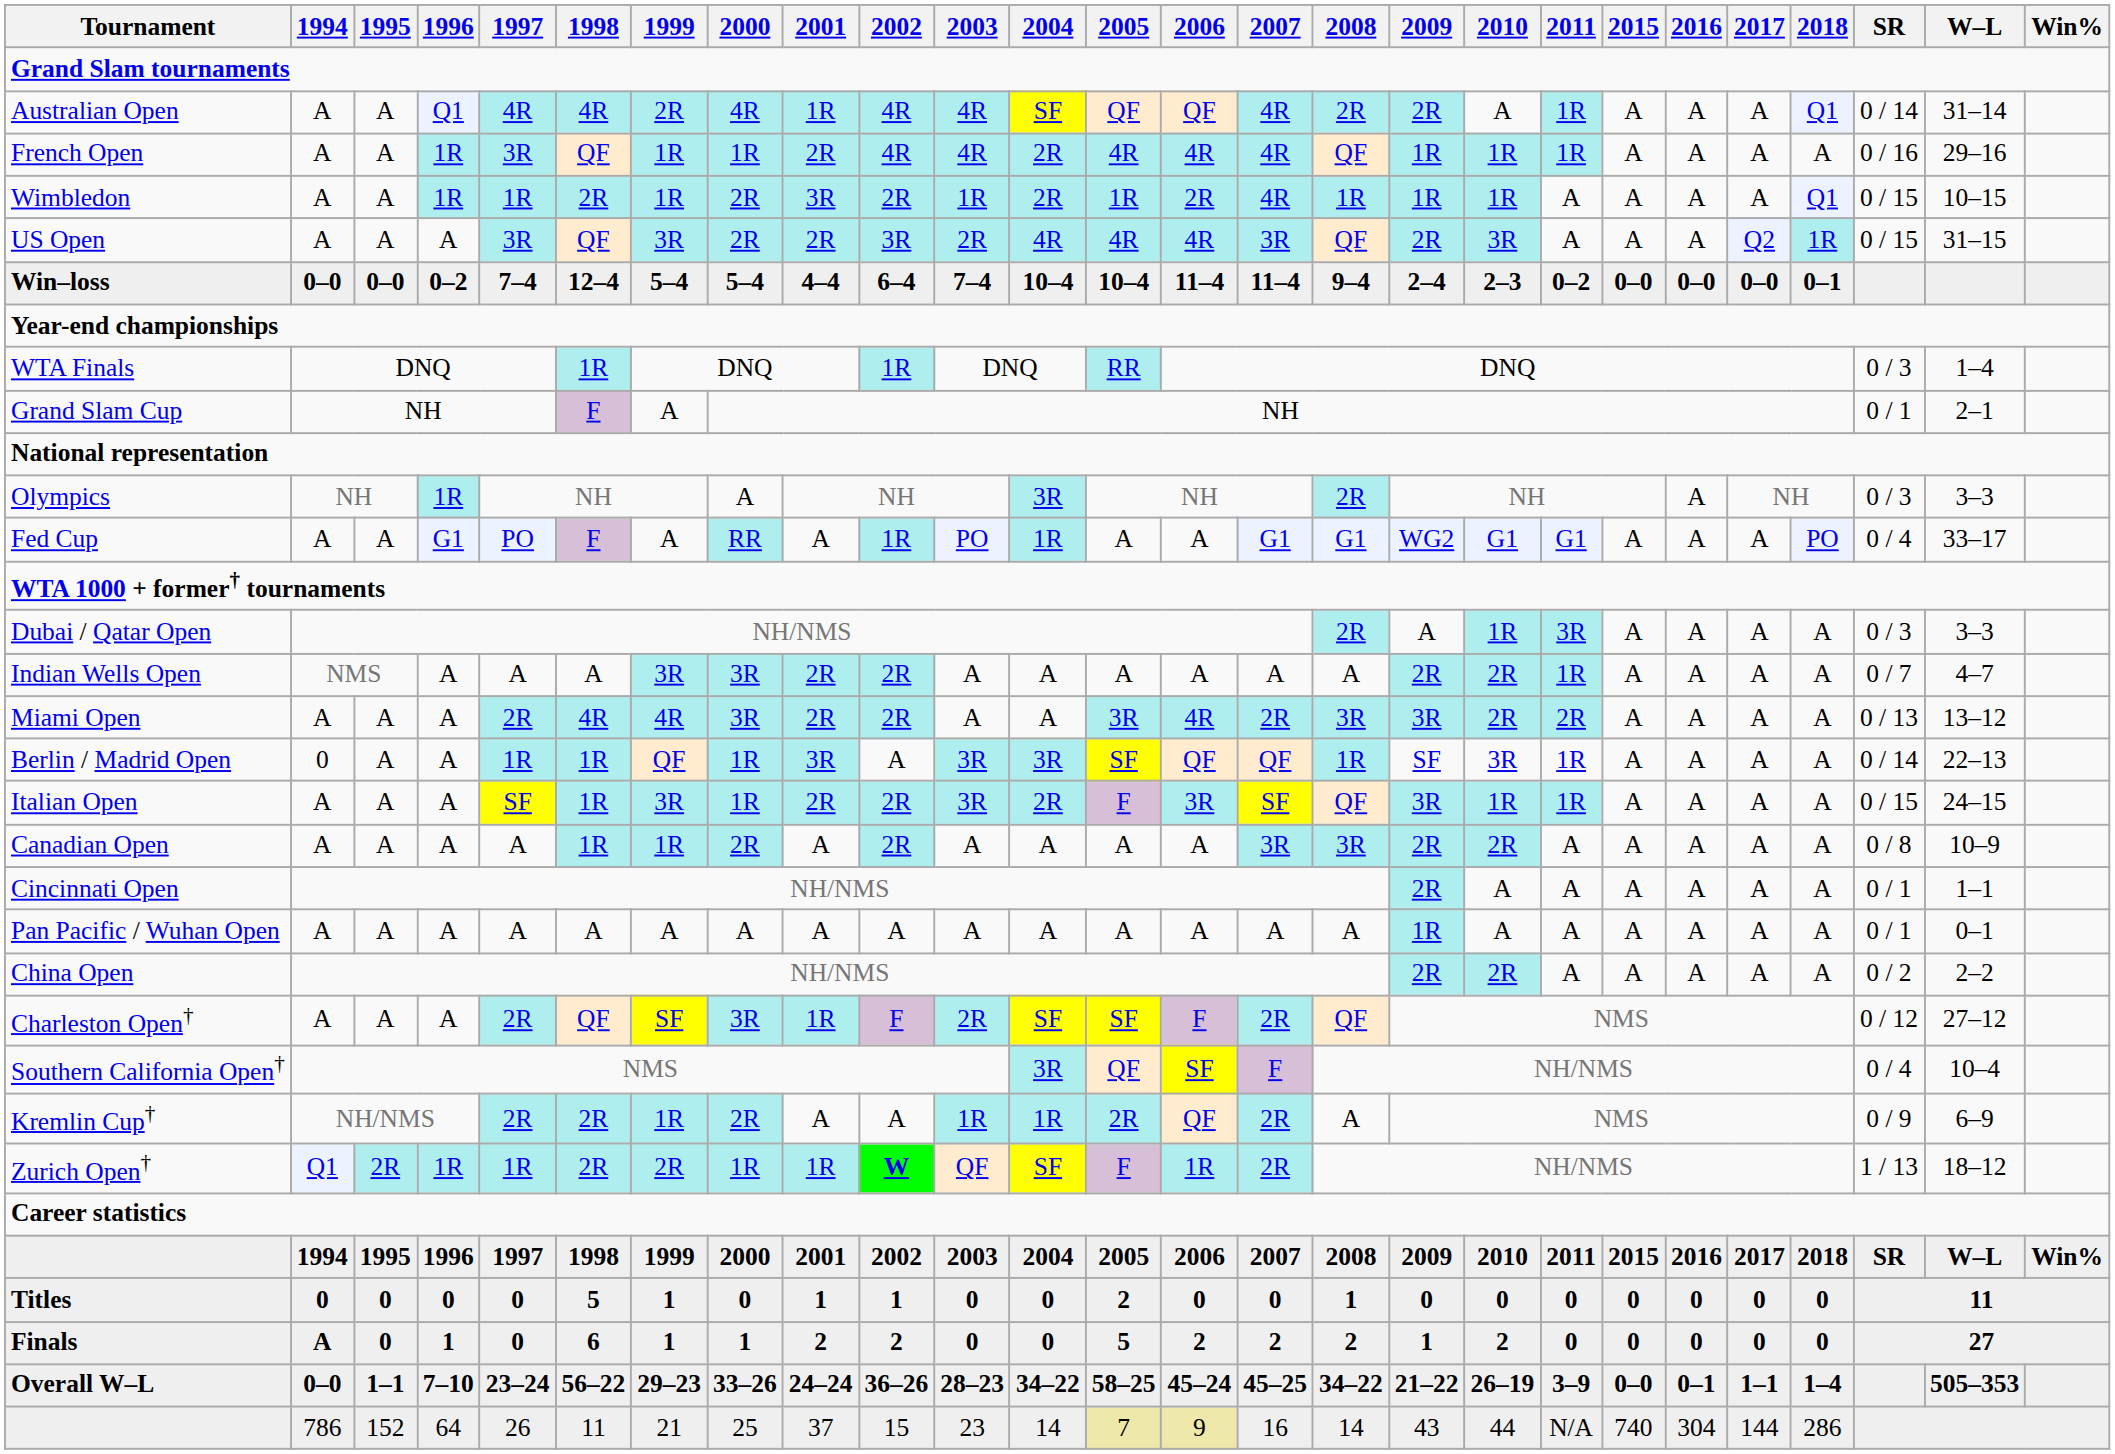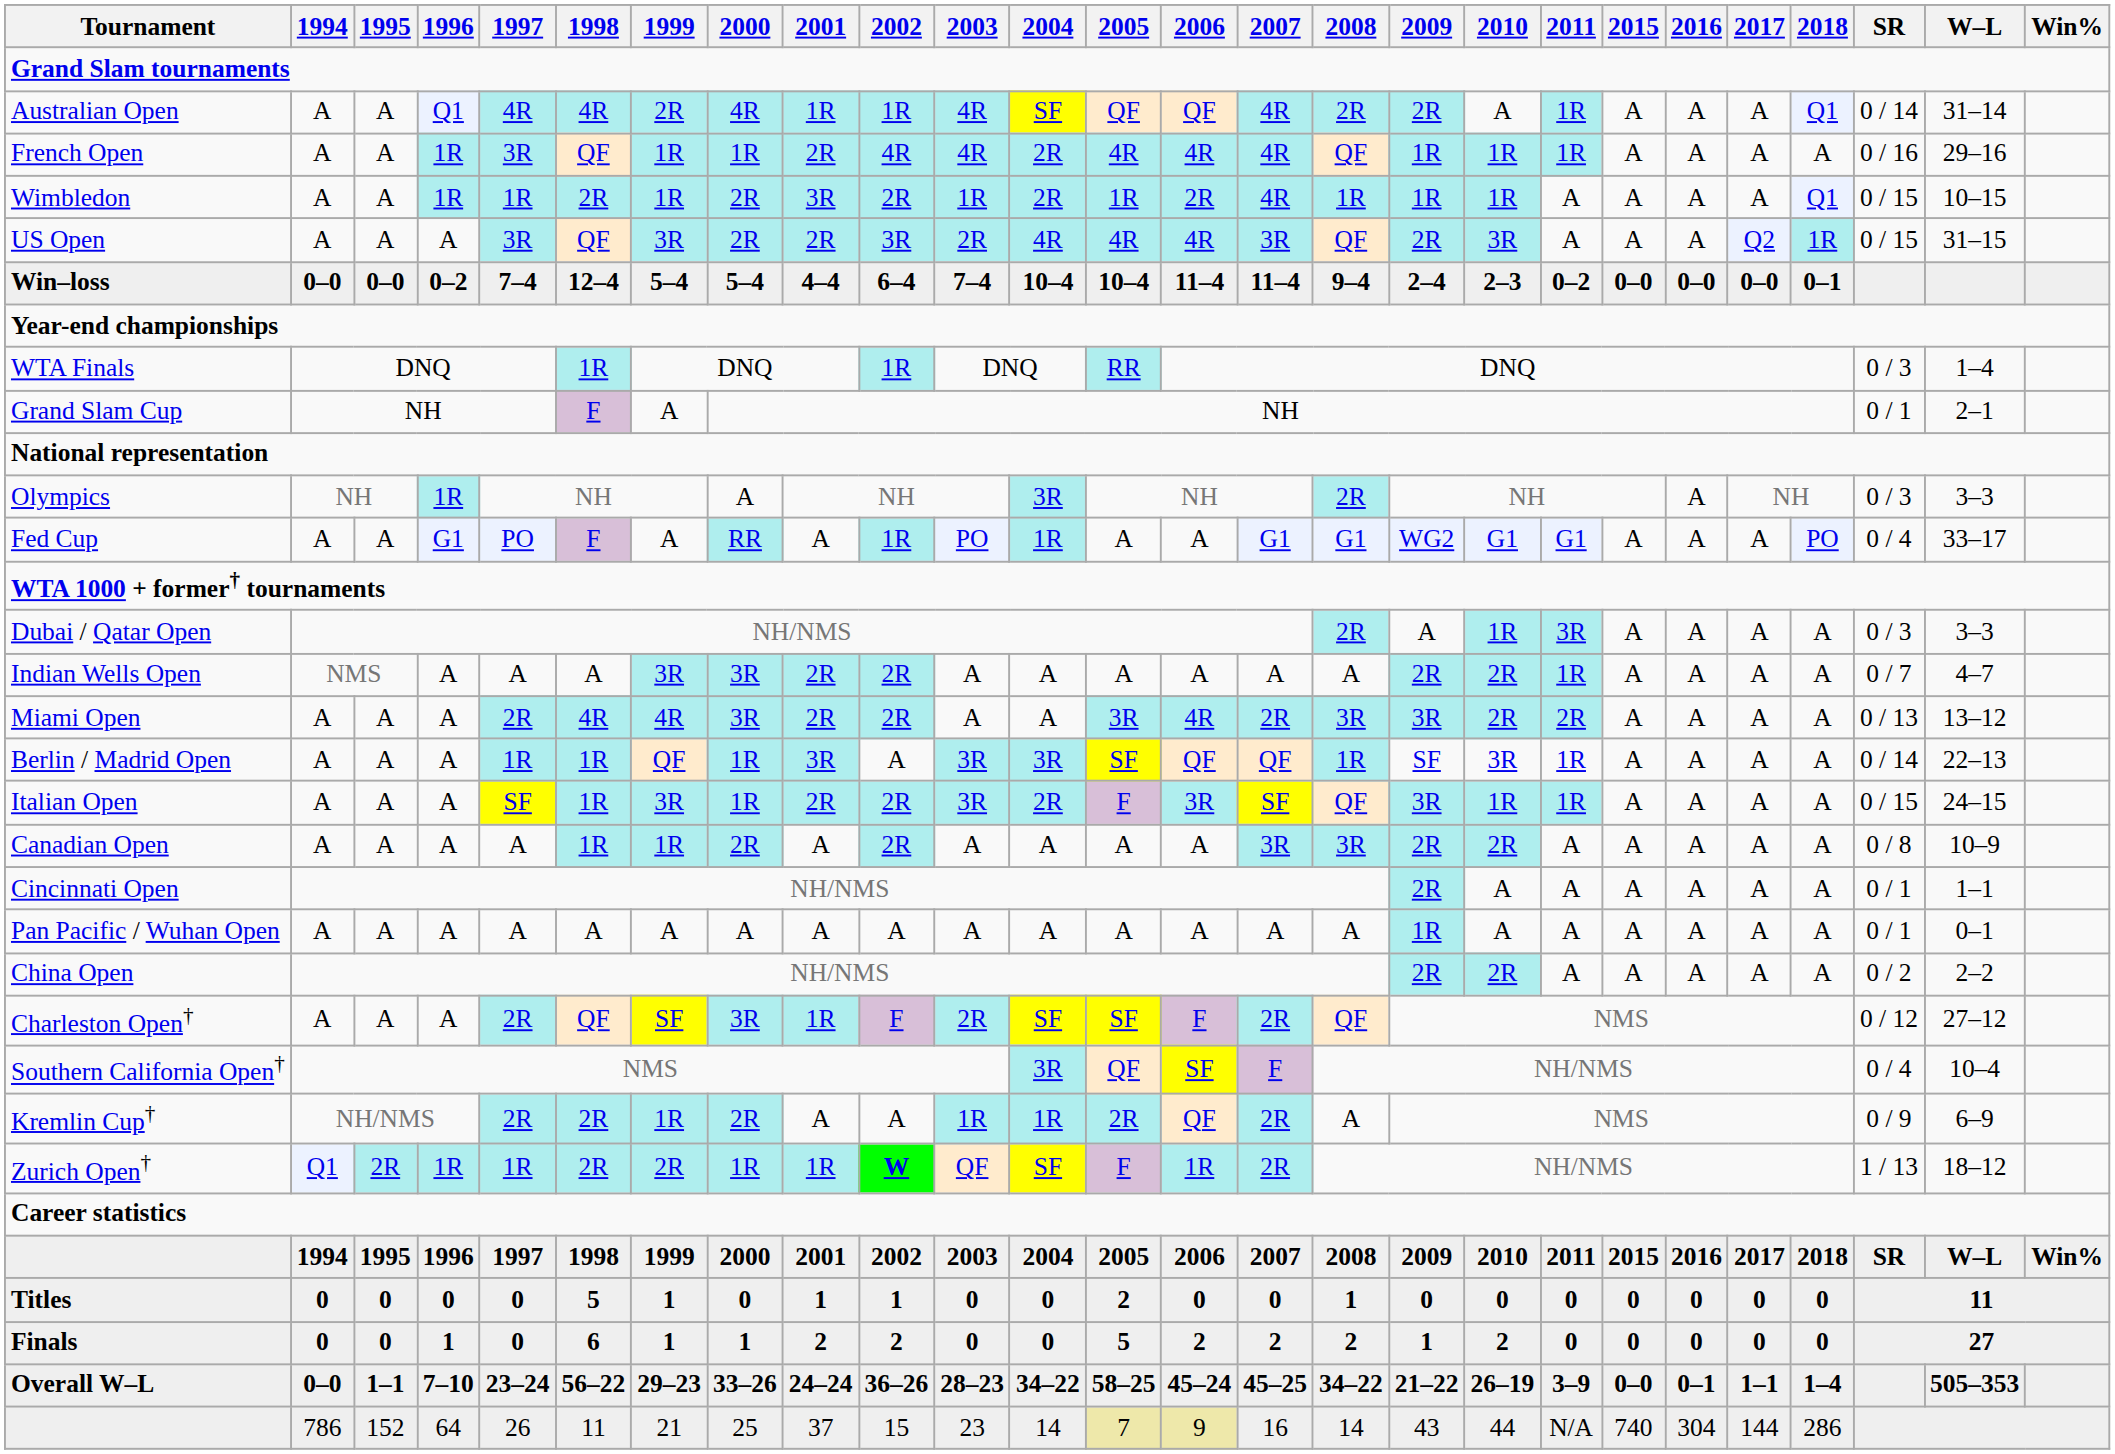(896, 111) 4R -> (896, 111) 1R
(322, 759) 0 -> (322, 759) A
(322, 1342) A -> (322, 1342) 0
